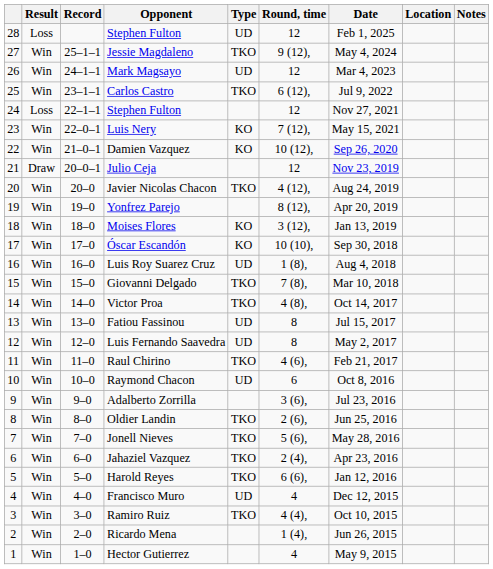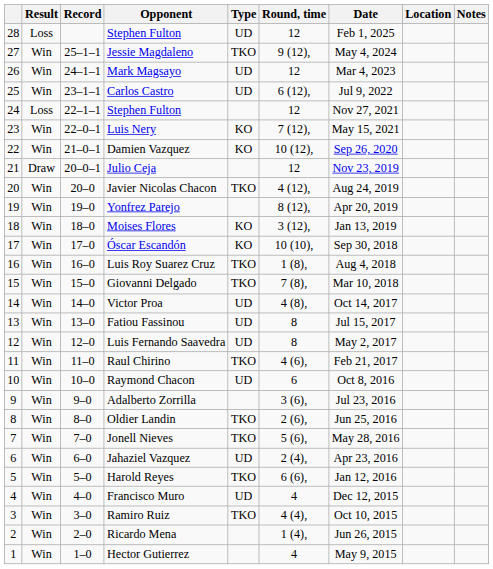(244, 91) TKO -> (244, 91) UD
(244, 264) UD -> (244, 264) TKO
(244, 303) TKO -> (244, 303) UD
(244, 457) TKO -> (244, 457) UD
